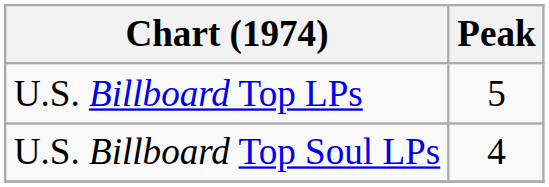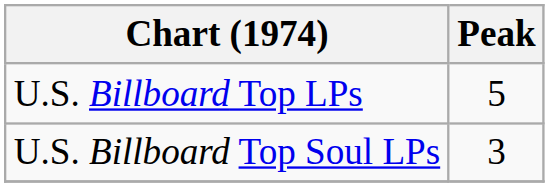(496, 151) 4 -> (496, 151) 3
